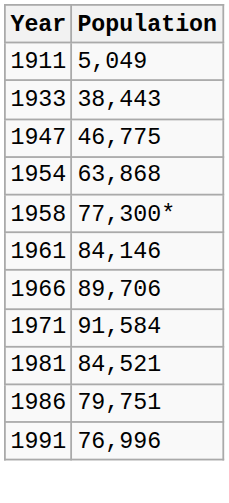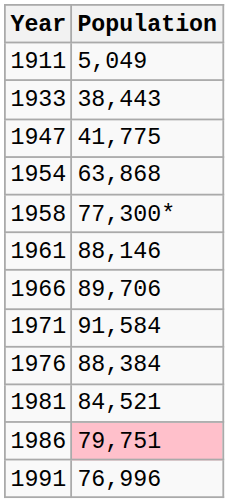(119, 138) 46,775 -> (119, 138) 41,775
(119, 251) 84,146 -> (119, 251) 88,146
+ row: (38, 365)
(119, 403) no background -> (119, 441) pink background
